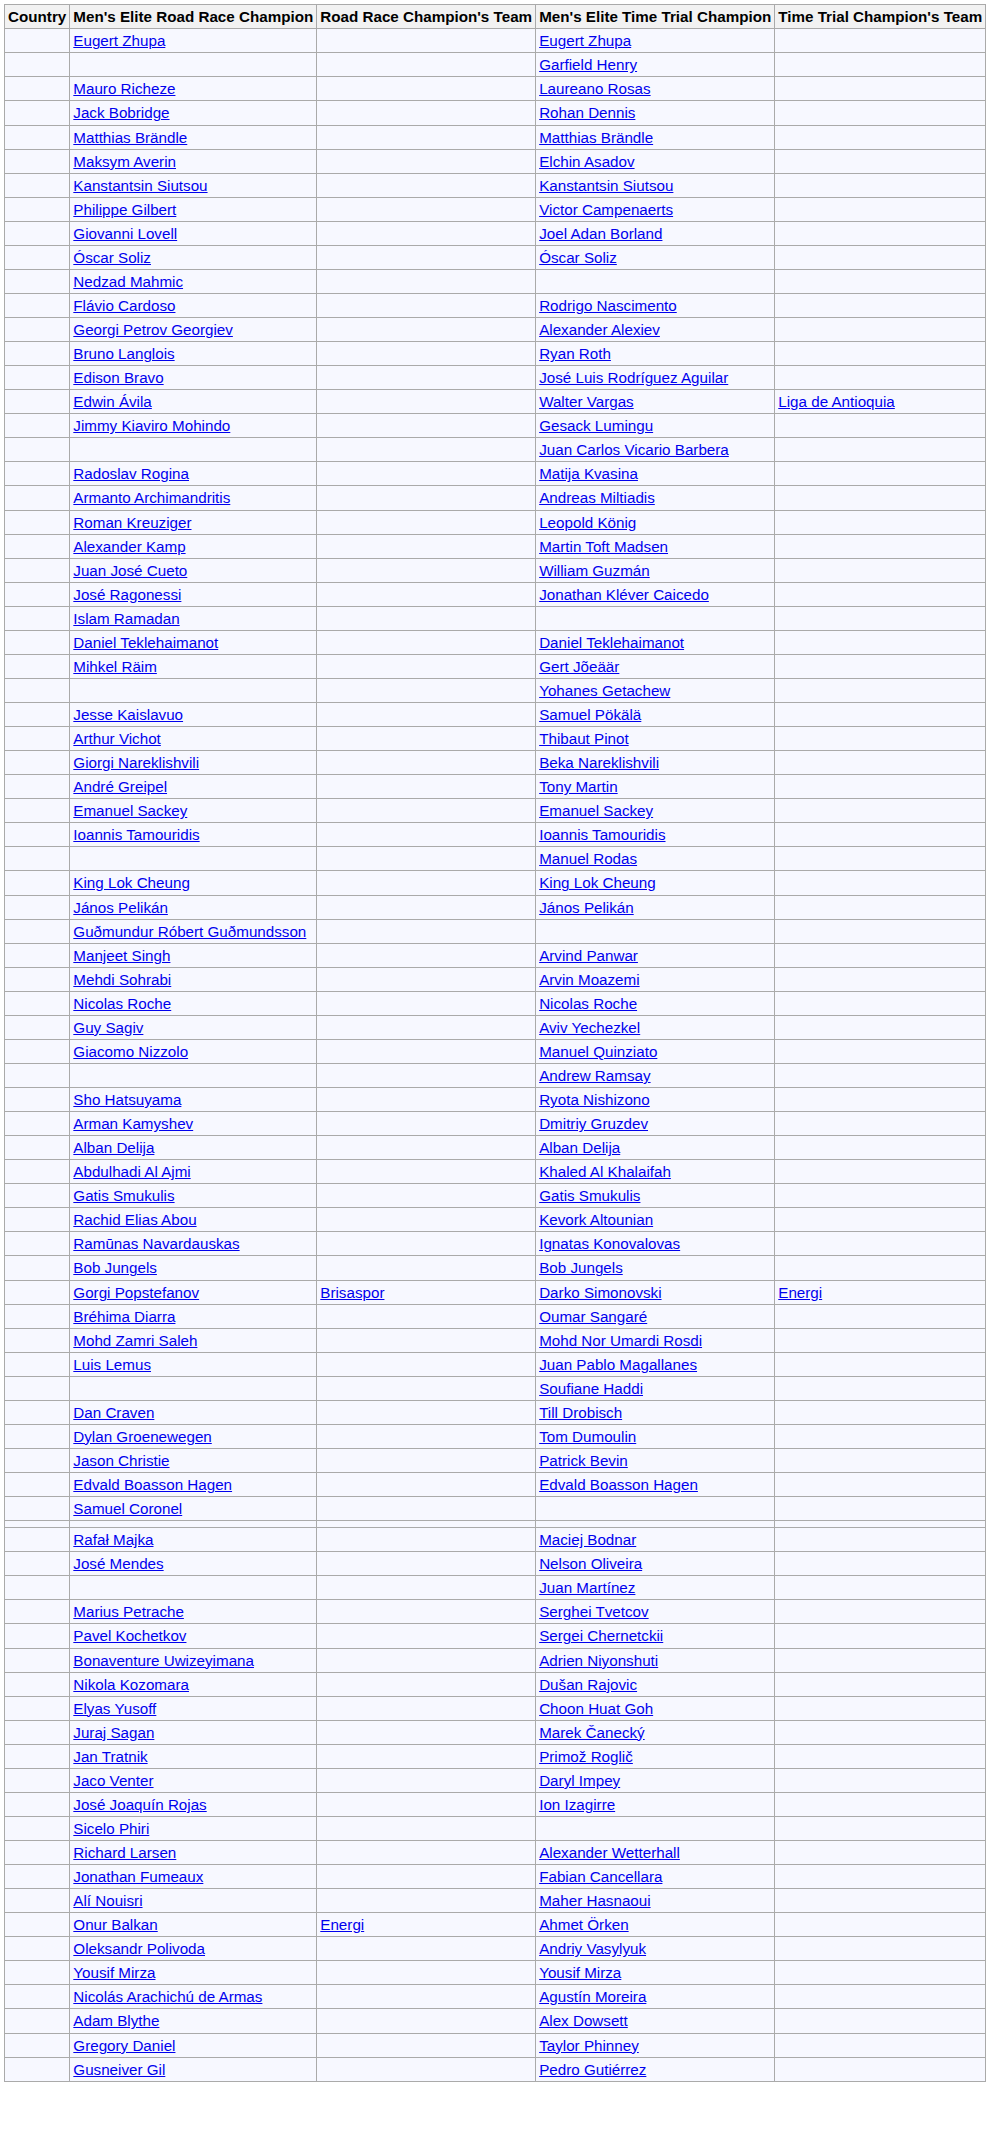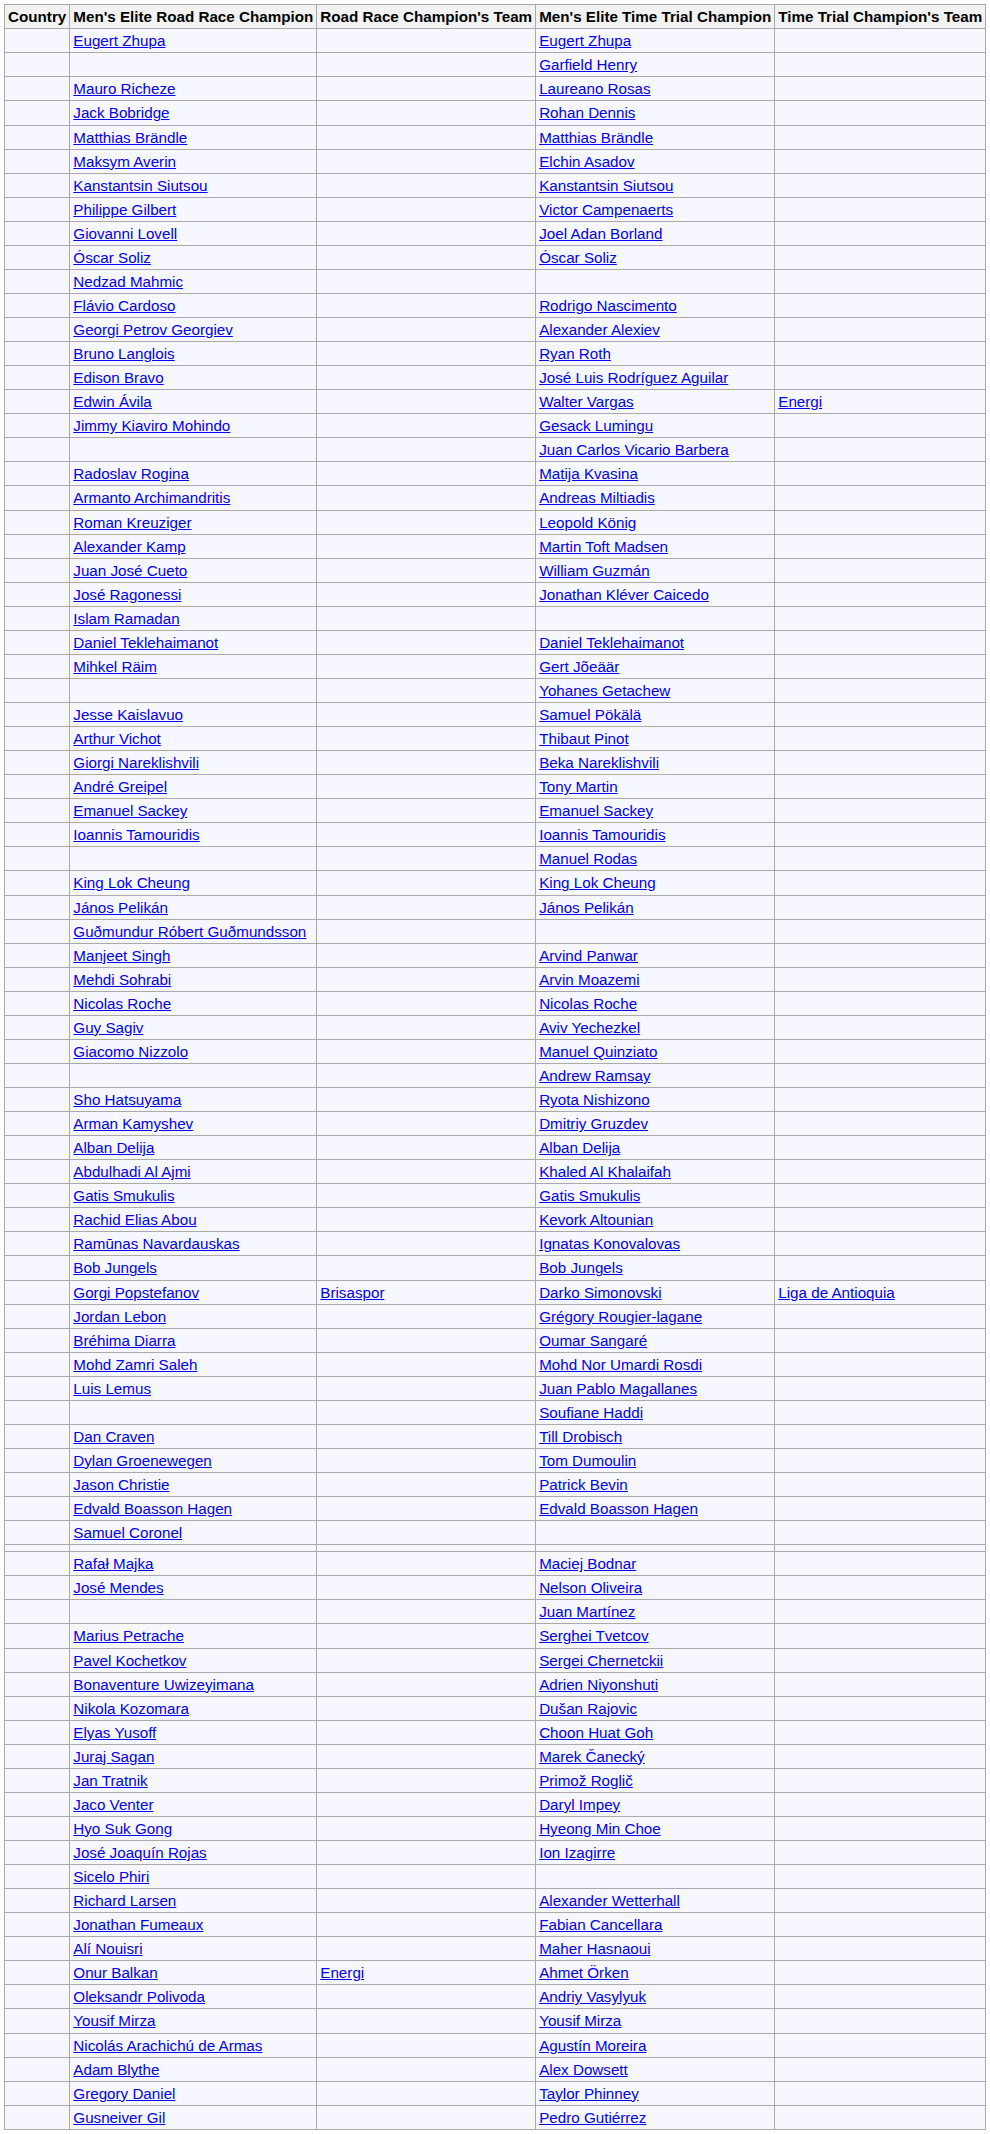(837, 402) Liga de Antioquia -> (800, 402) Energi
(800, 1292) Energi -> (837, 1292) Liga de Antioquia
+ row: (120, 1316)
+ row: (123, 1828)
